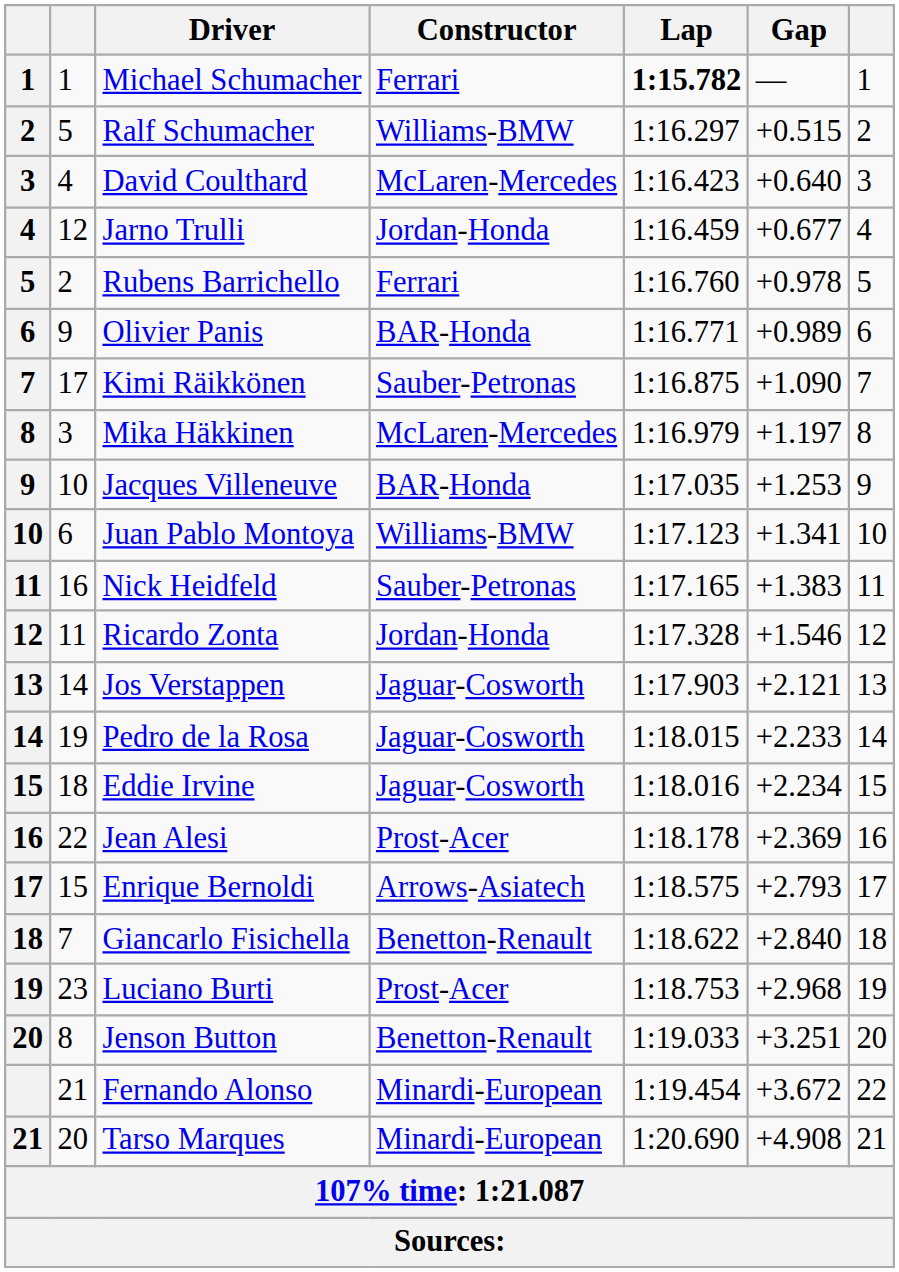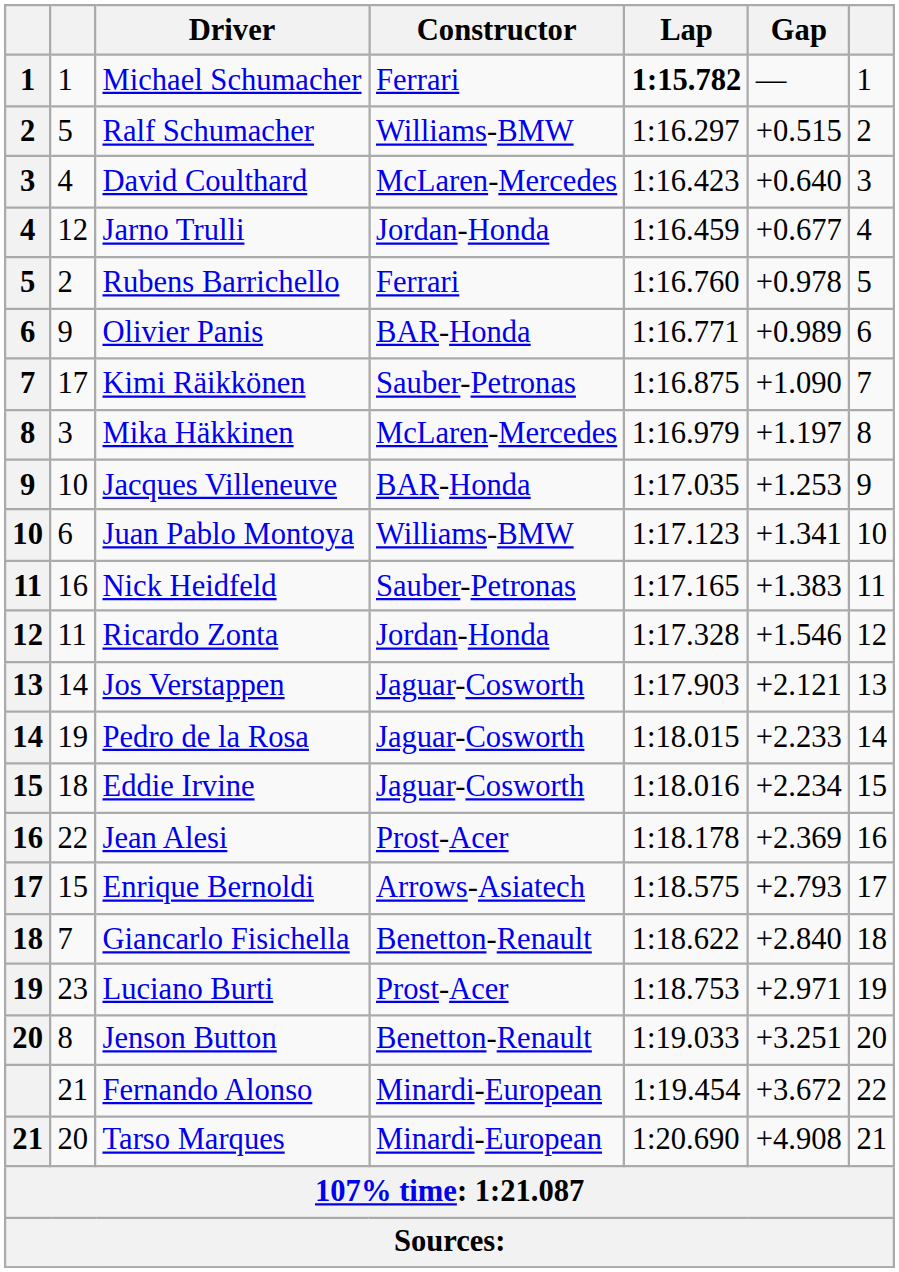(799, 988) +2.968 -> (799, 988) +2.971
